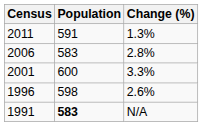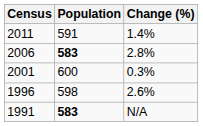(141, 33) 1.3% -> (141, 33) 1.4%
(68, 53) normal -> (68, 53) bold
(141, 72) 3.3% -> (141, 72) 0.3%
